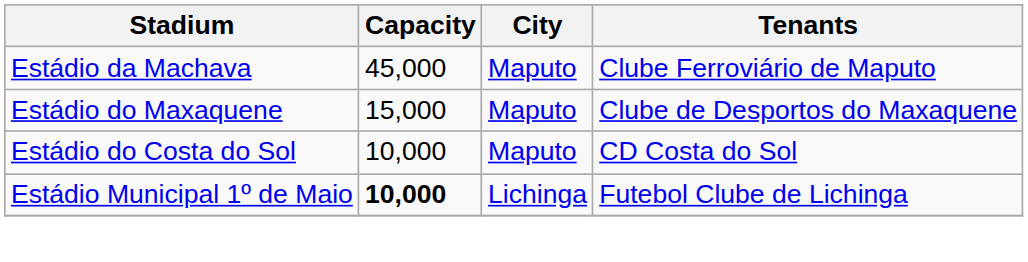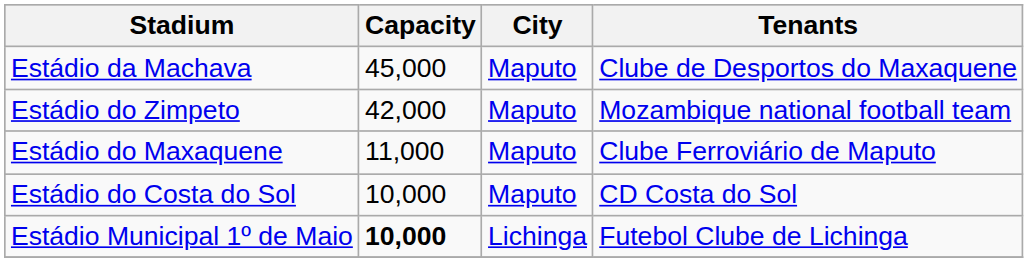(768, 67) Clube Ferroviário de Maputo -> (808, 67) Clube de Desportos do Maxaquene
+ row: (125, 109)
(406, 109) 15,000 -> (405, 151) 11,000
(808, 109) Clube de Desportos do Maxaquene -> (768, 151) Clube Ferroviário de Maputo
